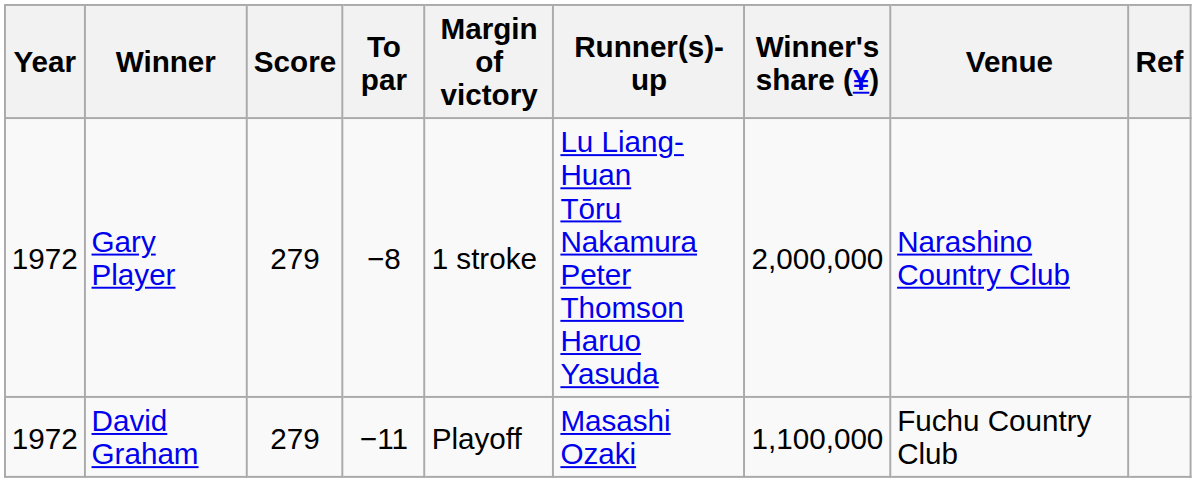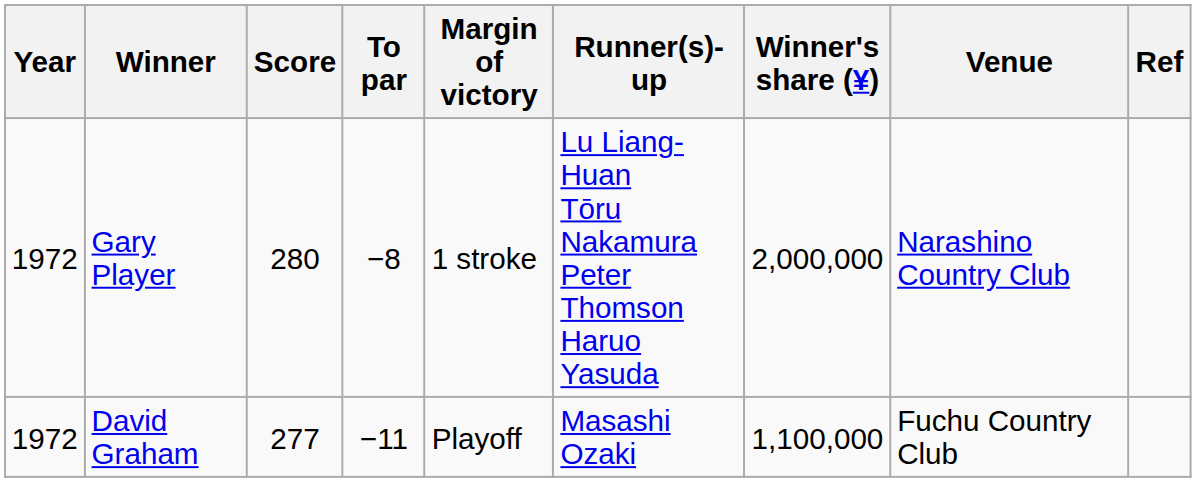(295, 258) 279 -> (295, 258) 280
(295, 437) 279 -> (295, 437) 277
